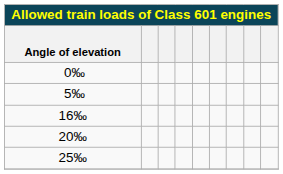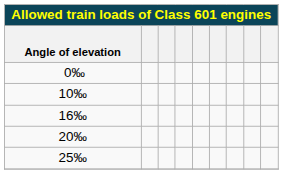- row: (73, 94)
+ row: (73, 94)
